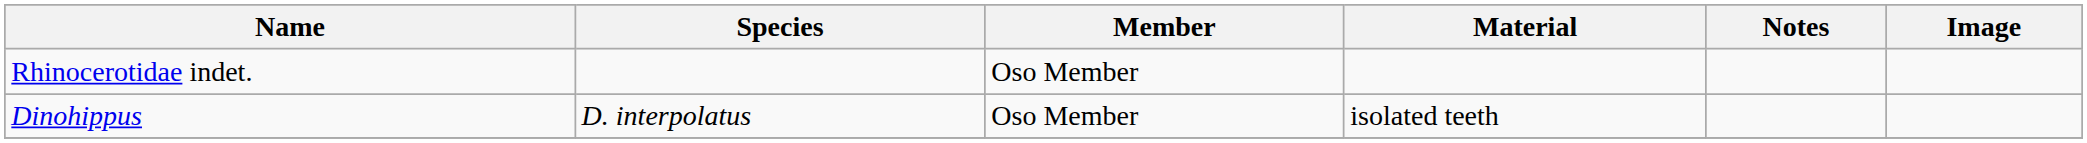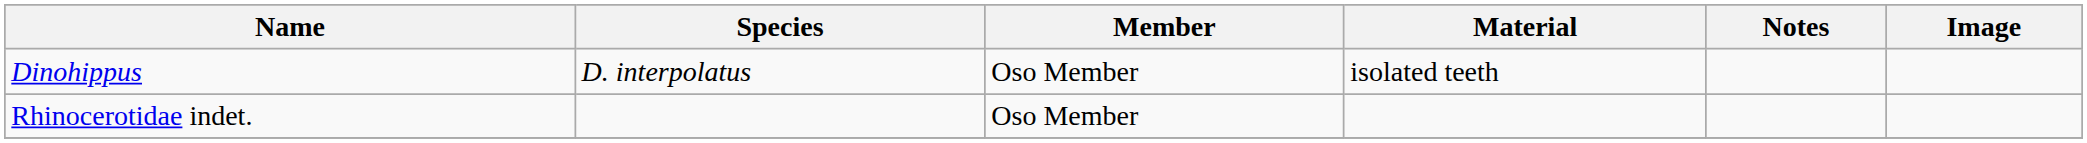rows swapped: (77, 115) <-> (132, 71)
